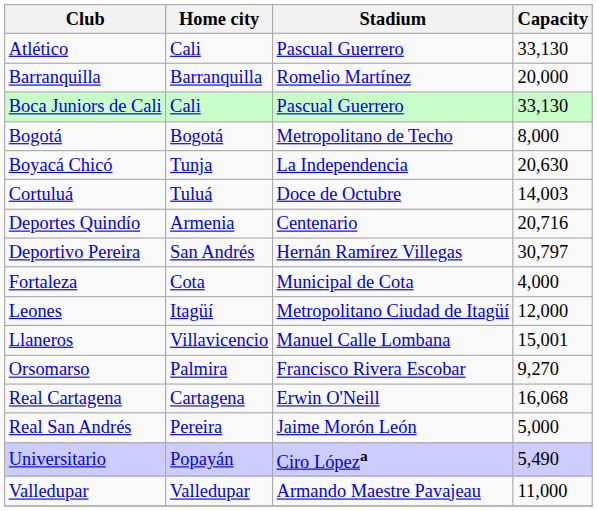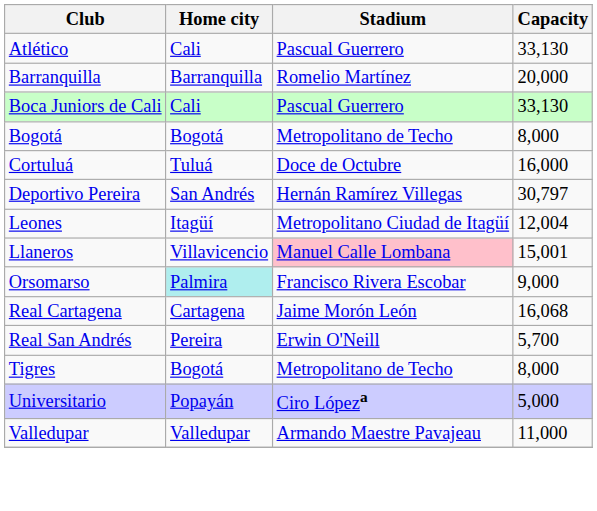- row: (61, 164)
(543, 194) 14,003 -> (543, 164) 16,000
- row: (74, 223)
- row: (43, 281)
(543, 310) 12,000 -> (543, 223) 12,004
(363, 340) no background -> (363, 252) pink background
(199, 369) no background -> (199, 281) paleturquoise background
(538, 369) 9,270 -> (538, 281) 9,000
(328, 398) Erwin O'Neill -> (347, 310) Jaime Morón León
(347, 427) Jaime Morón León -> (328, 340) Erwin O'Neill
(538, 427) 5,000 -> (538, 340) 5,700
+ row: (32, 369)
(538, 459) 5,490 -> (538, 400) 5,000
